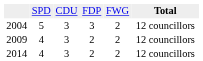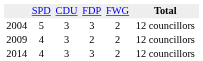(92, 54) 2 -> (92, 54) 3
